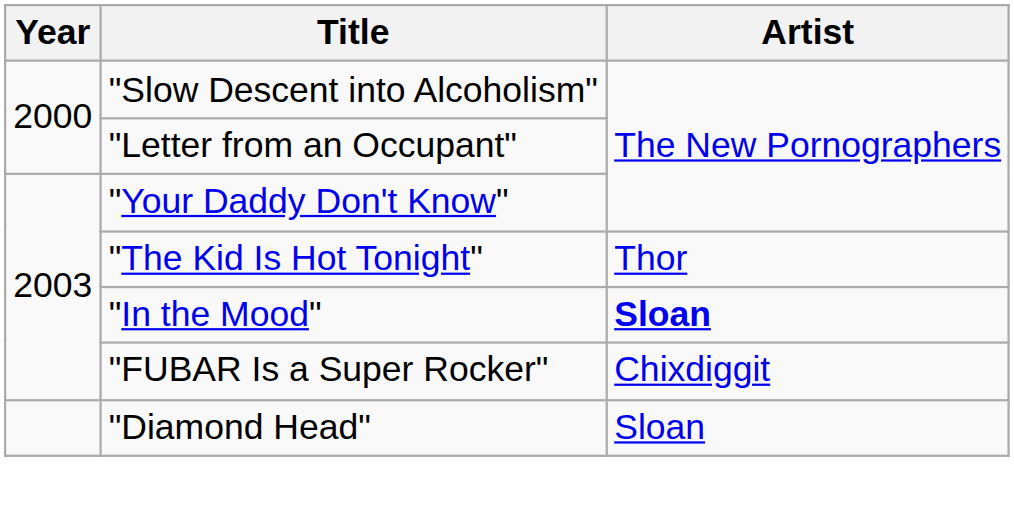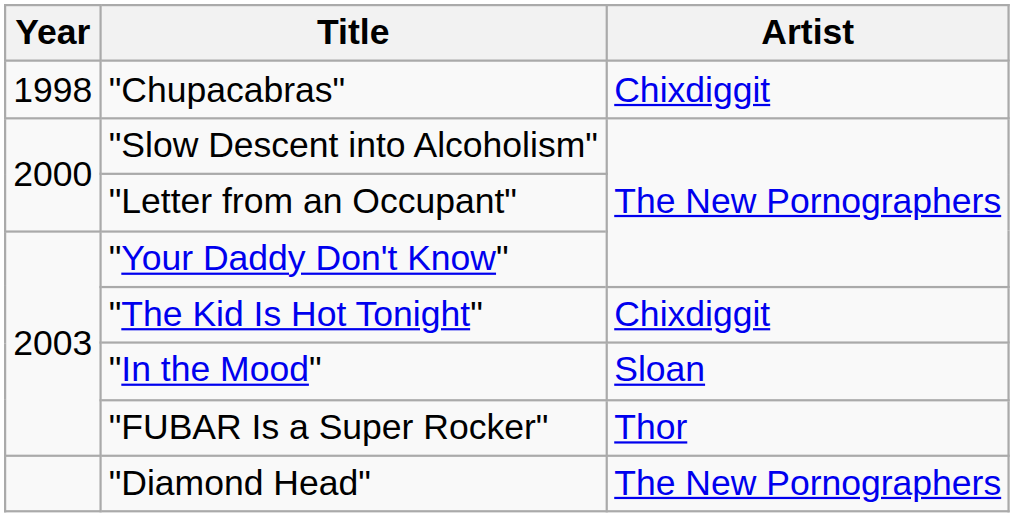+ row: (227, 88)
(651, 257) Thor -> (692, 314) Chixdiggit
(663, 314) bold -> (660, 370) normal
(692, 370) Chixdiggit -> (651, 426) Thor
(660, 426) Sloan -> (808, 483) The New Pornographers
